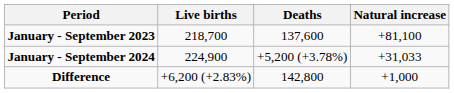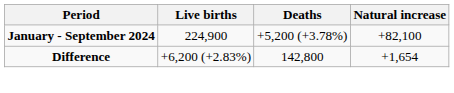- row: (81, 35)
(400, 56) +31,033 -> (400, 35) +82,100
(400, 77) +1,000 -> (400, 56) +1,654
